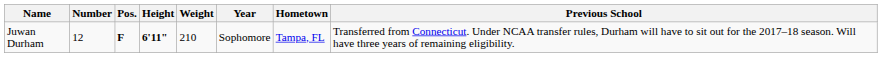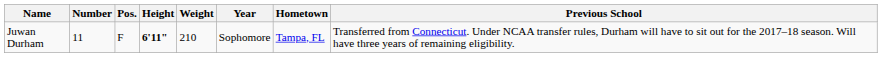(78, 37) 12 -> (78, 37) 11
(121, 37) bold -> (120, 37) normal
